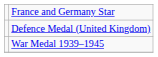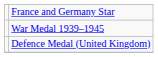rows swapped: (81, 28) <-> (58, 44)
